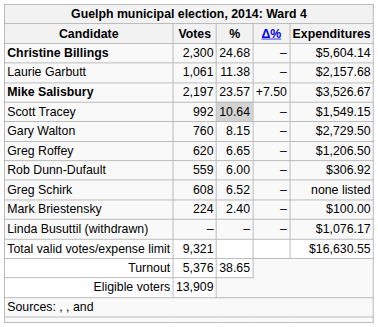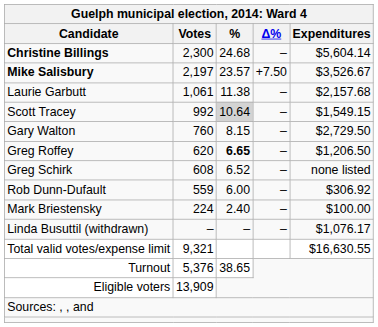rows swapped: (50, 92) <-> (47, 72)
(238, 151) normal -> (238, 151) bold
rows swapped: (40, 190) <-> (57, 170)
